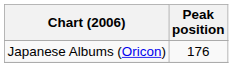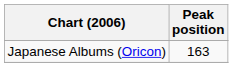(198, 51) 176 -> (198, 51) 163
